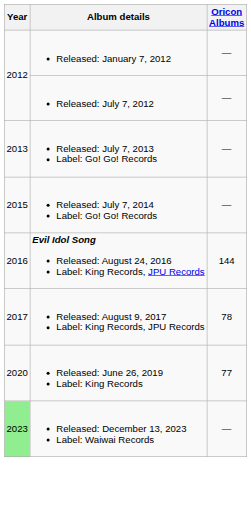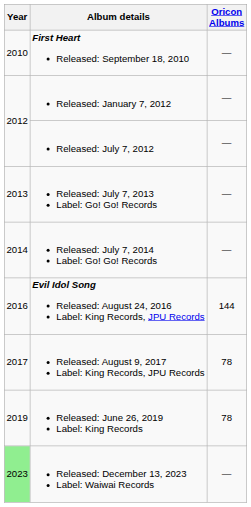+ row: (118, 48)
(17, 205) 2015 -> (17, 250) 2014
(17, 373) 2020 -> (17, 418) 2019
(227, 373) 77 -> (227, 418) 78
